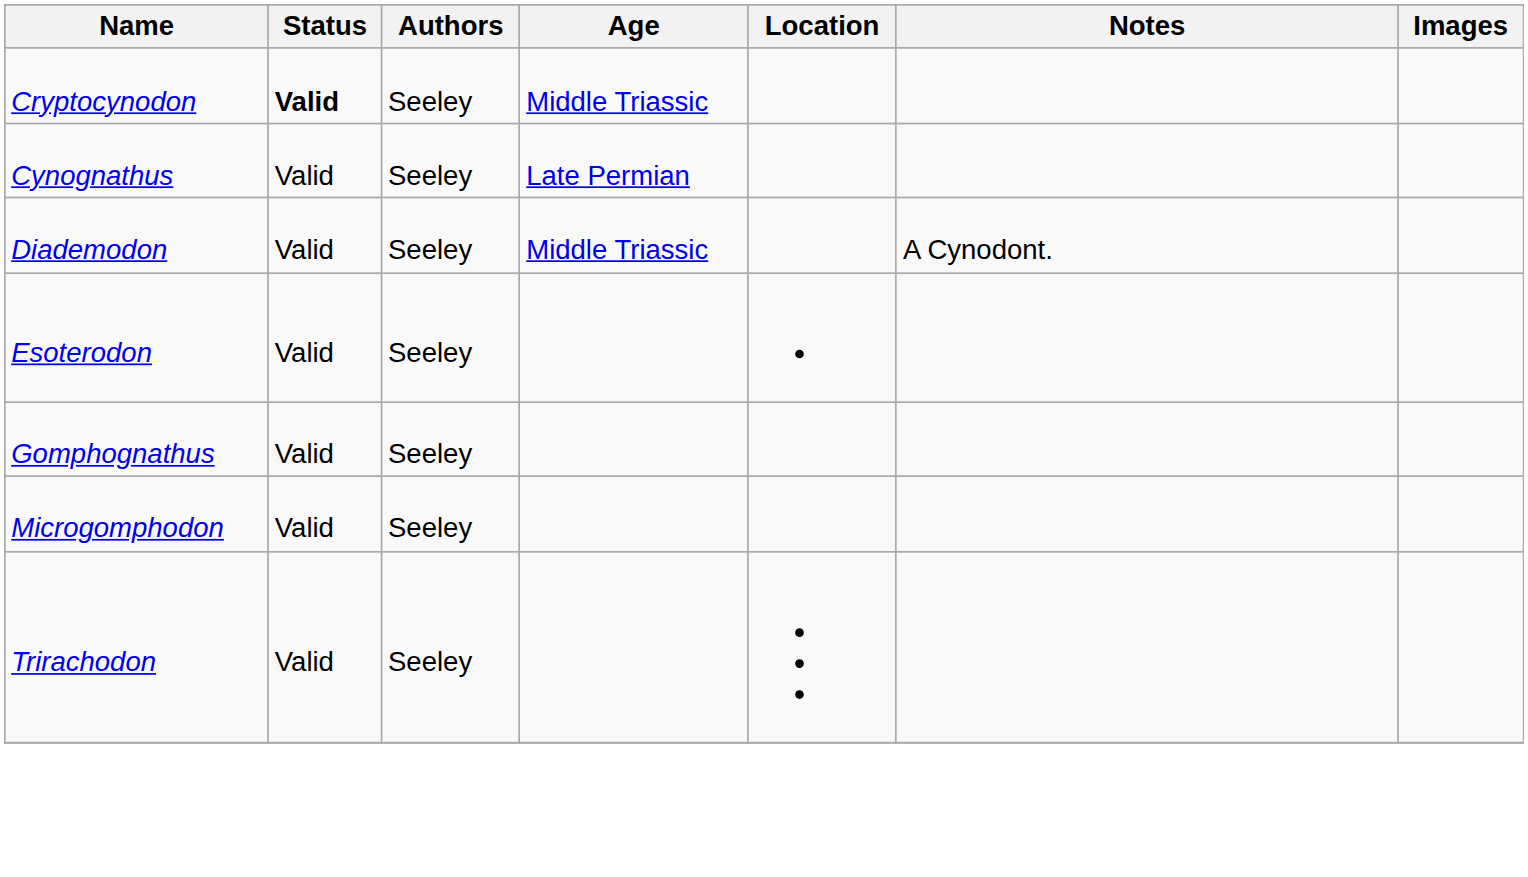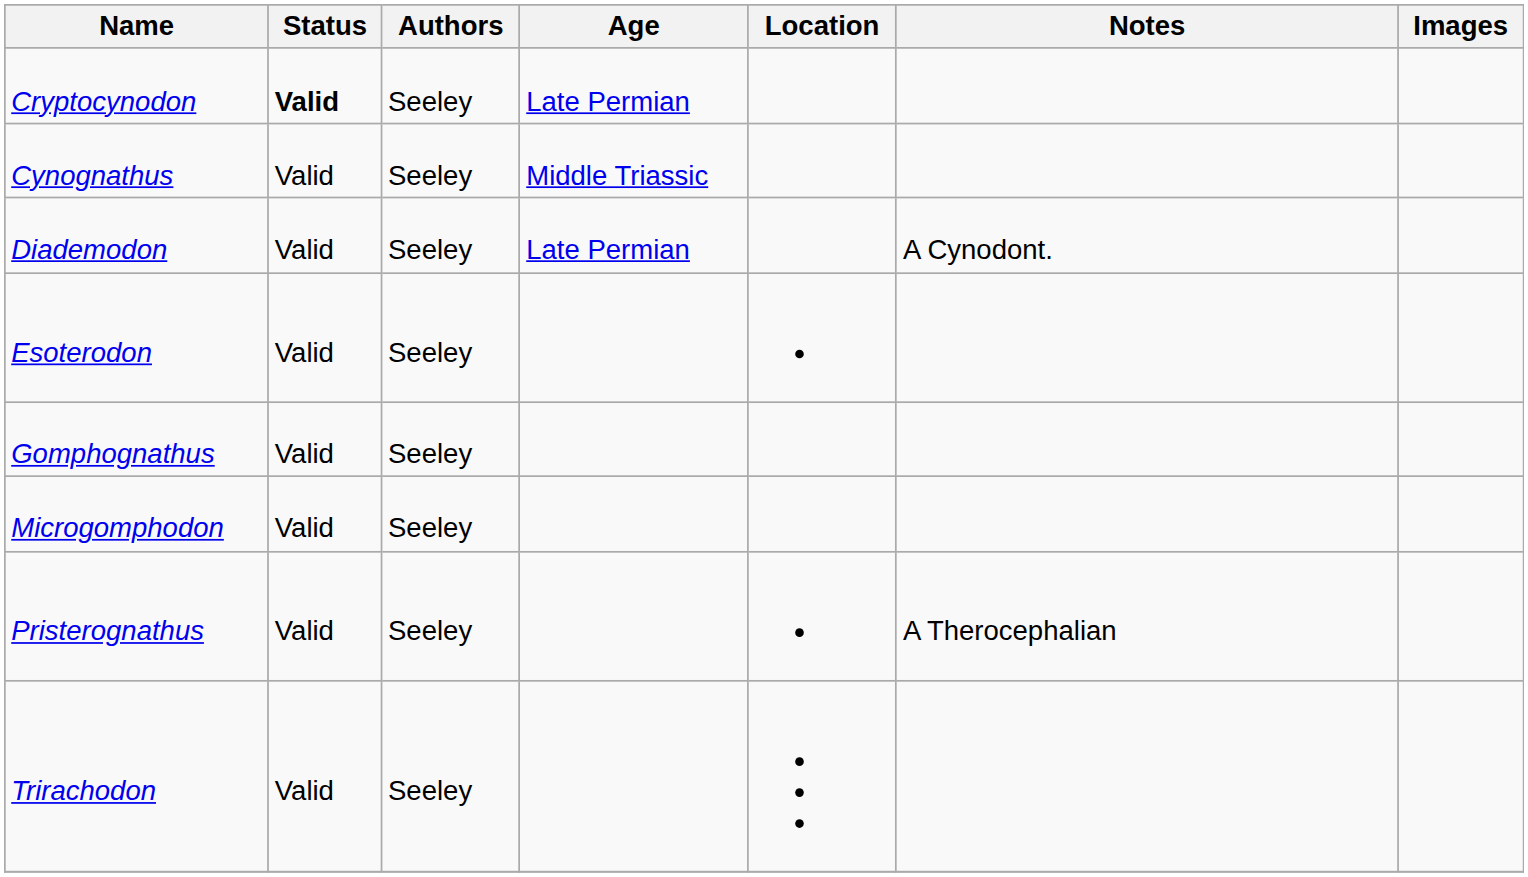(617, 100) Middle Triassic -> (608, 100) Late Permian
(608, 175) Late Permian -> (617, 175) Middle Triassic
(617, 250) Middle Triassic -> (608, 250) Late Permian
+ row: (108, 631)
